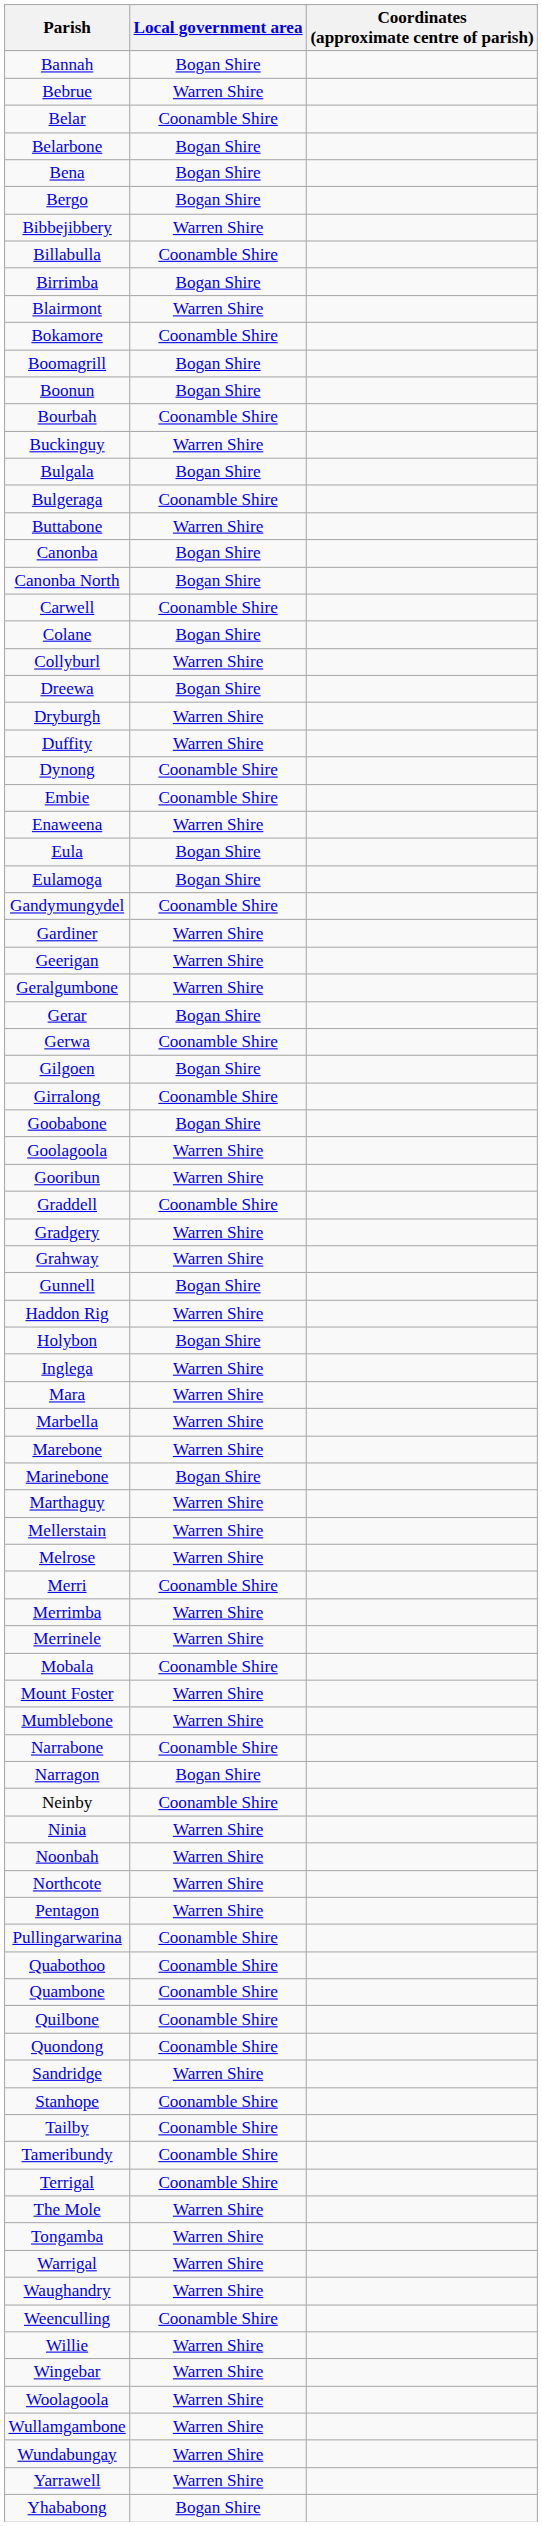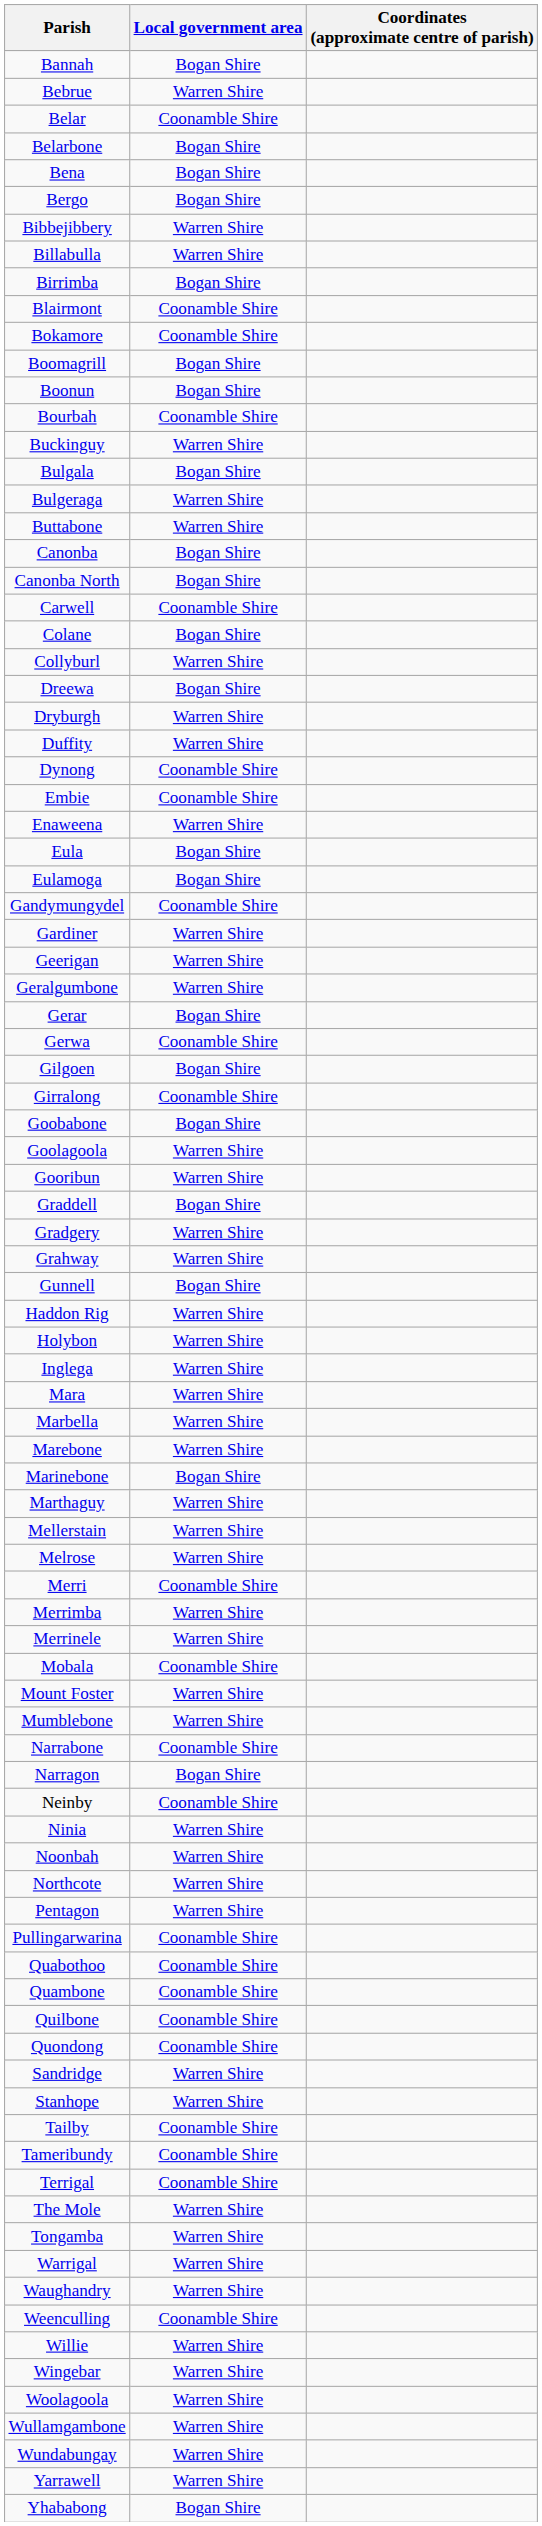(218, 254) Coonamble Shire -> (218, 254) Warren Shire
(218, 308) Warren Shire -> (218, 308) Coonamble Shire
(218, 498) Coonamble Shire -> (218, 498) Warren Shire
(218, 1204) Coonamble Shire -> (218, 1204) Bogan Shire
(218, 1340) Bogan Shire -> (218, 1340) Warren Shire
(218, 2100) Coonamble Shire -> (218, 2100) Warren Shire
